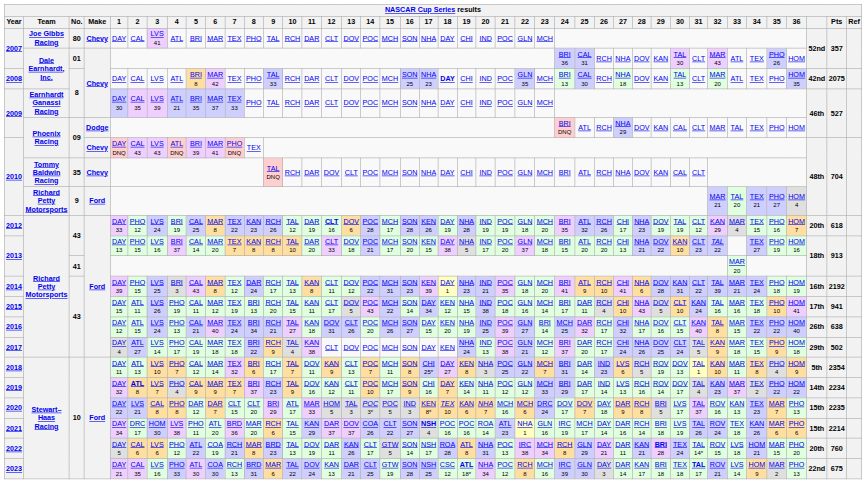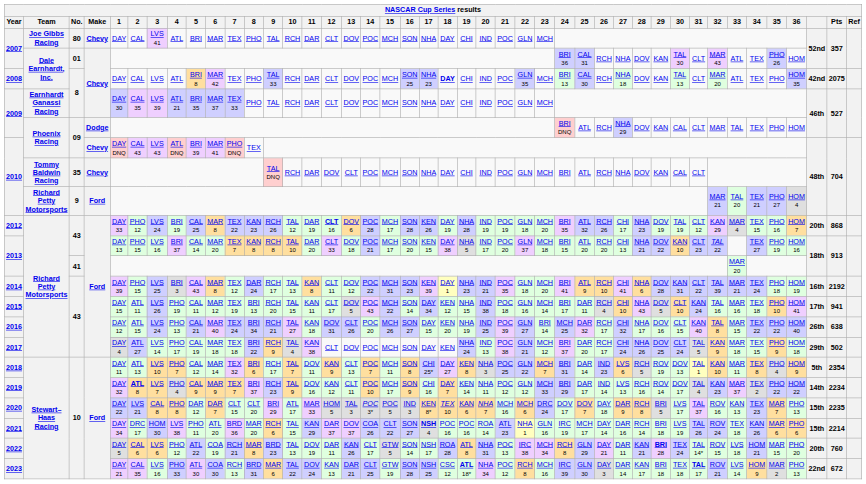(837, 226) 618 -> (837, 226) 868
(837, 469) 675 -> (837, 469) 672
